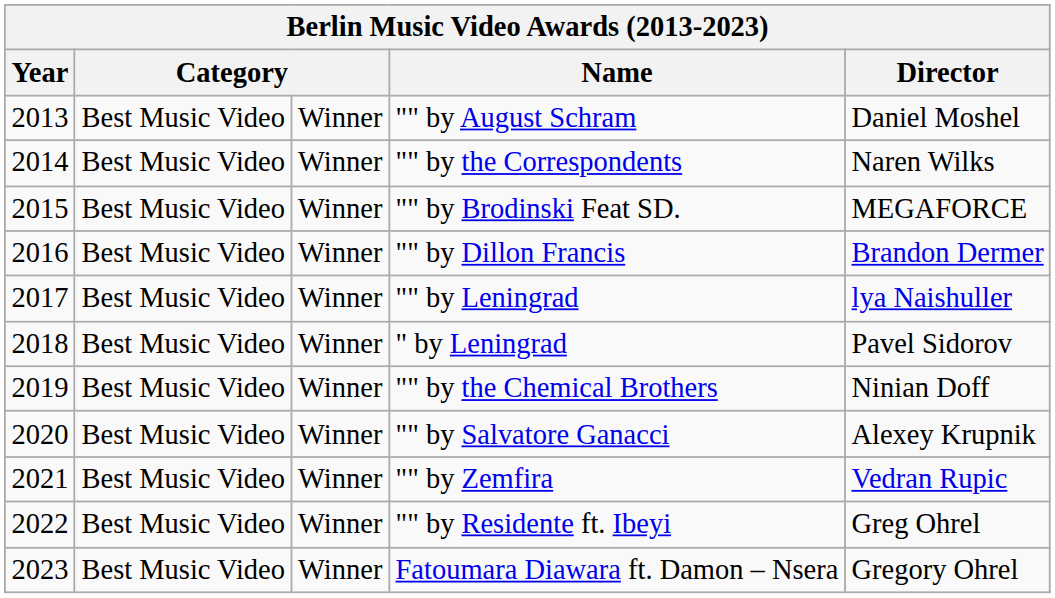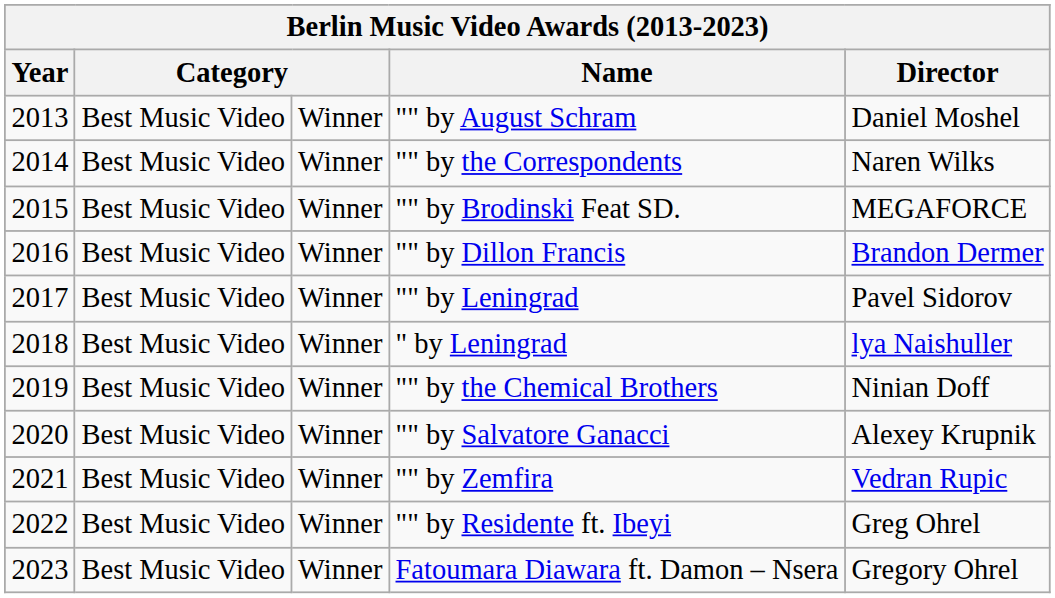(932, 298) lya Naishuller -> (932, 298) Pavel Sidorov
(932, 343) Pavel Sidorov -> (932, 343) lya Naishuller
